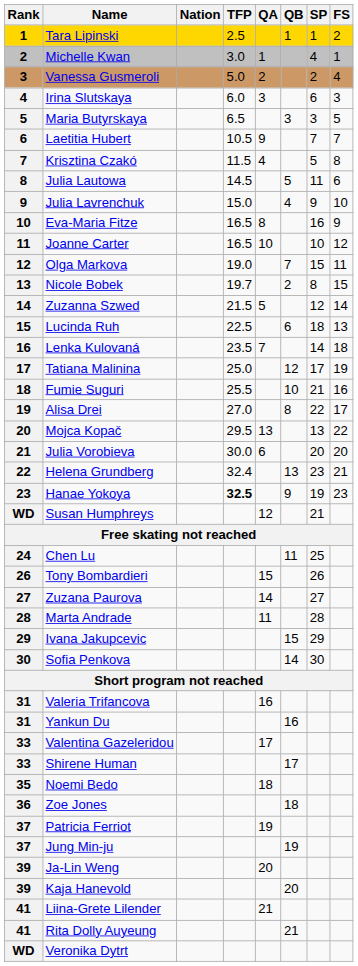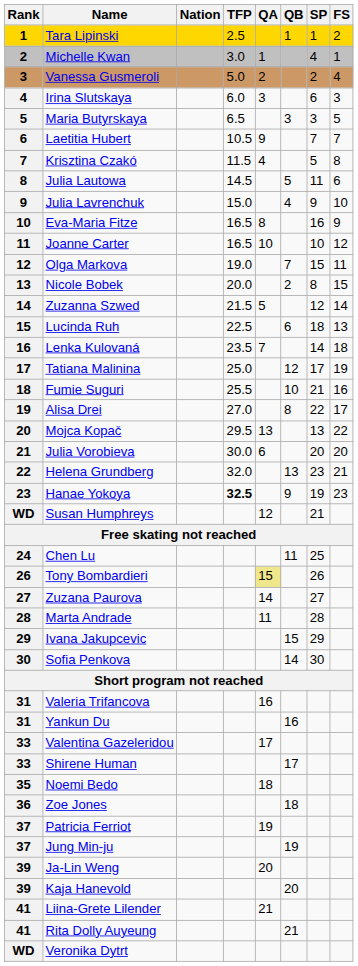(239, 285) 19.7 -> (239, 285) 20.0
(239, 472) 32.4 -> (239, 472) 32.0
(265, 576) no background -> (265, 576) khaki background
